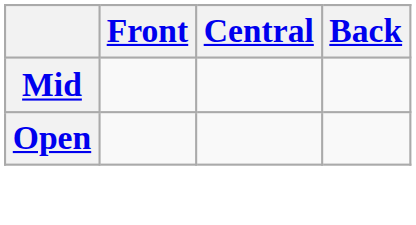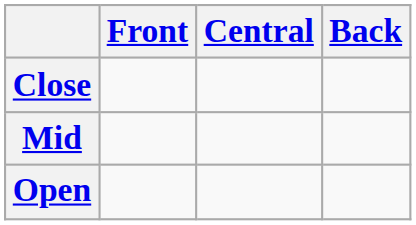+ row: (52, 84)
